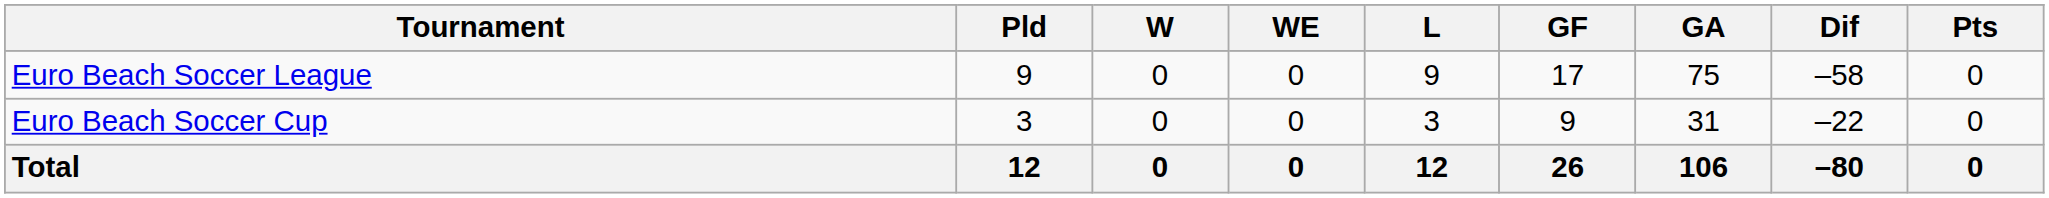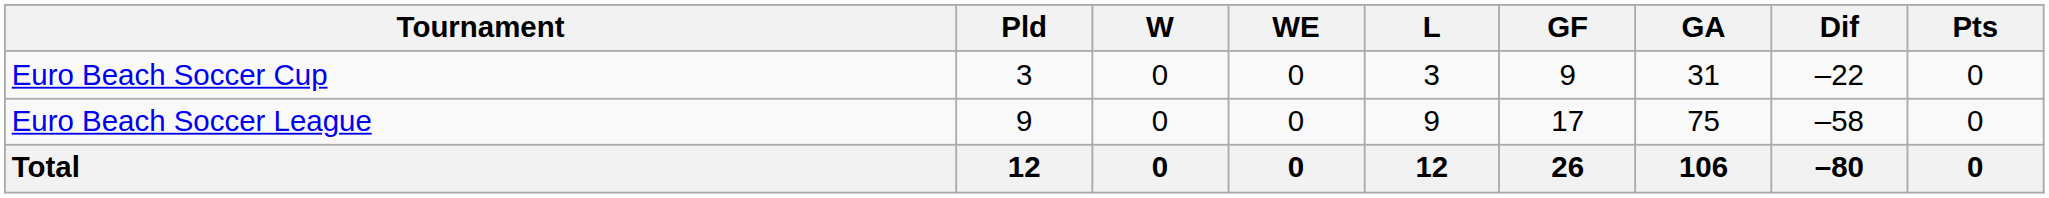rows swapped: (192, 74) <-> (170, 121)
